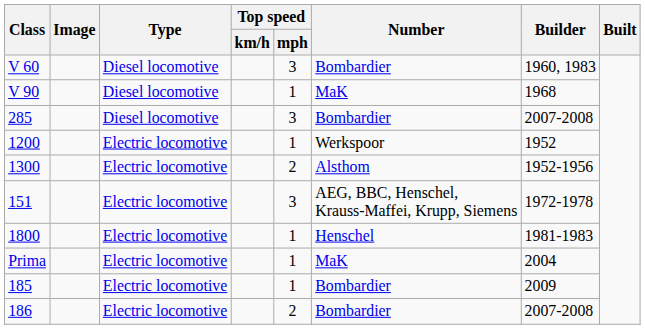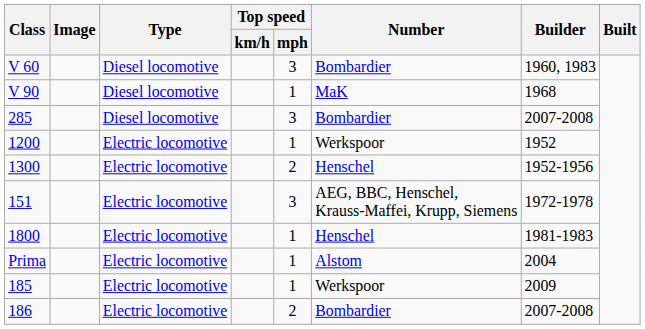(343, 167) Alsthom -> (345, 167) Henschel
(332, 260) MaK -> (339, 260) Alstom
(353, 286) Bombardier -> (350, 286) Werkspoor
